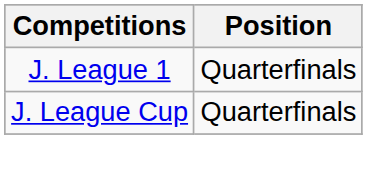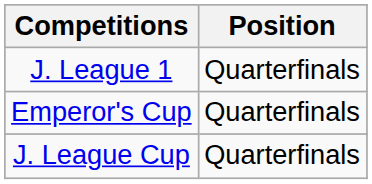+ row: (101, 112)
